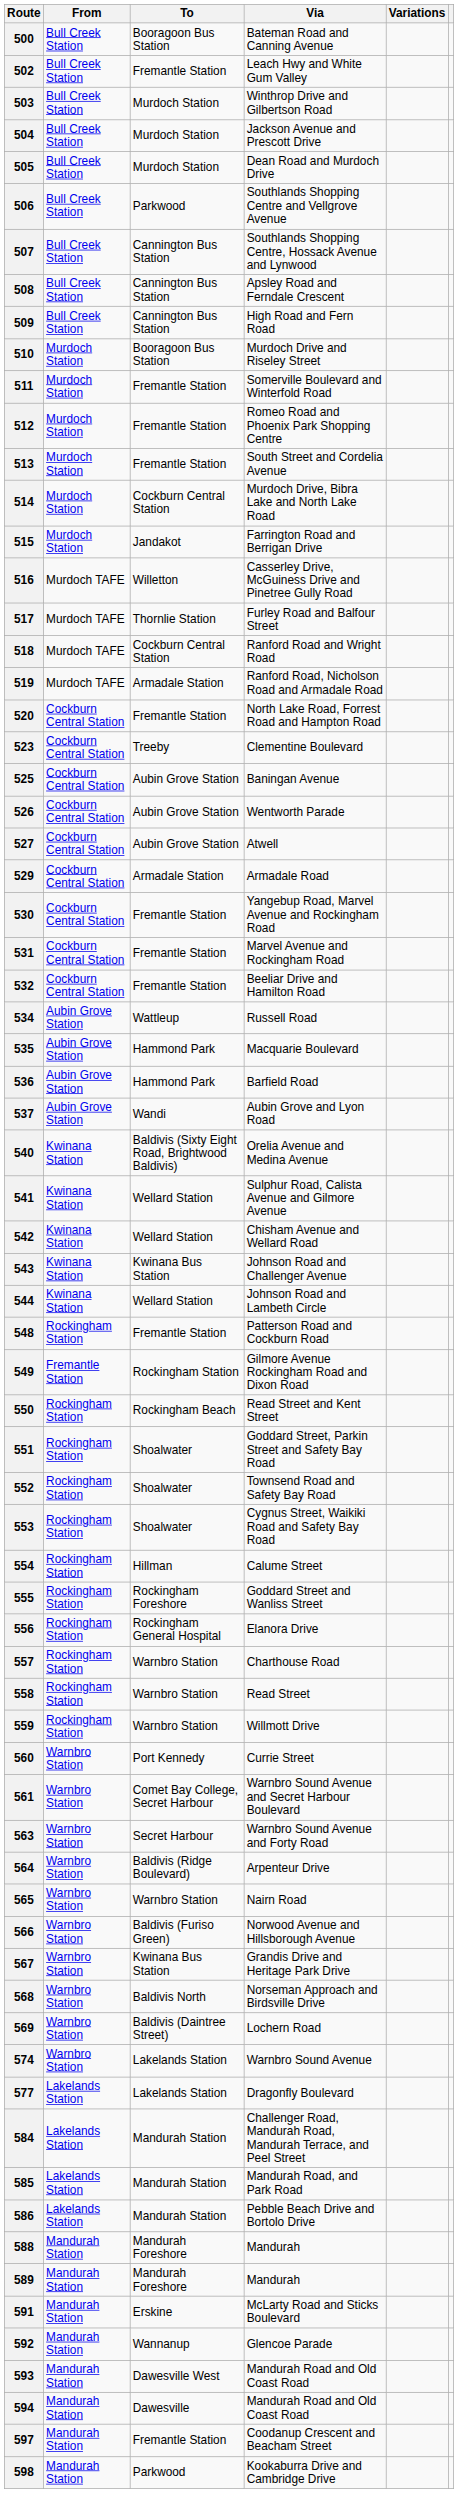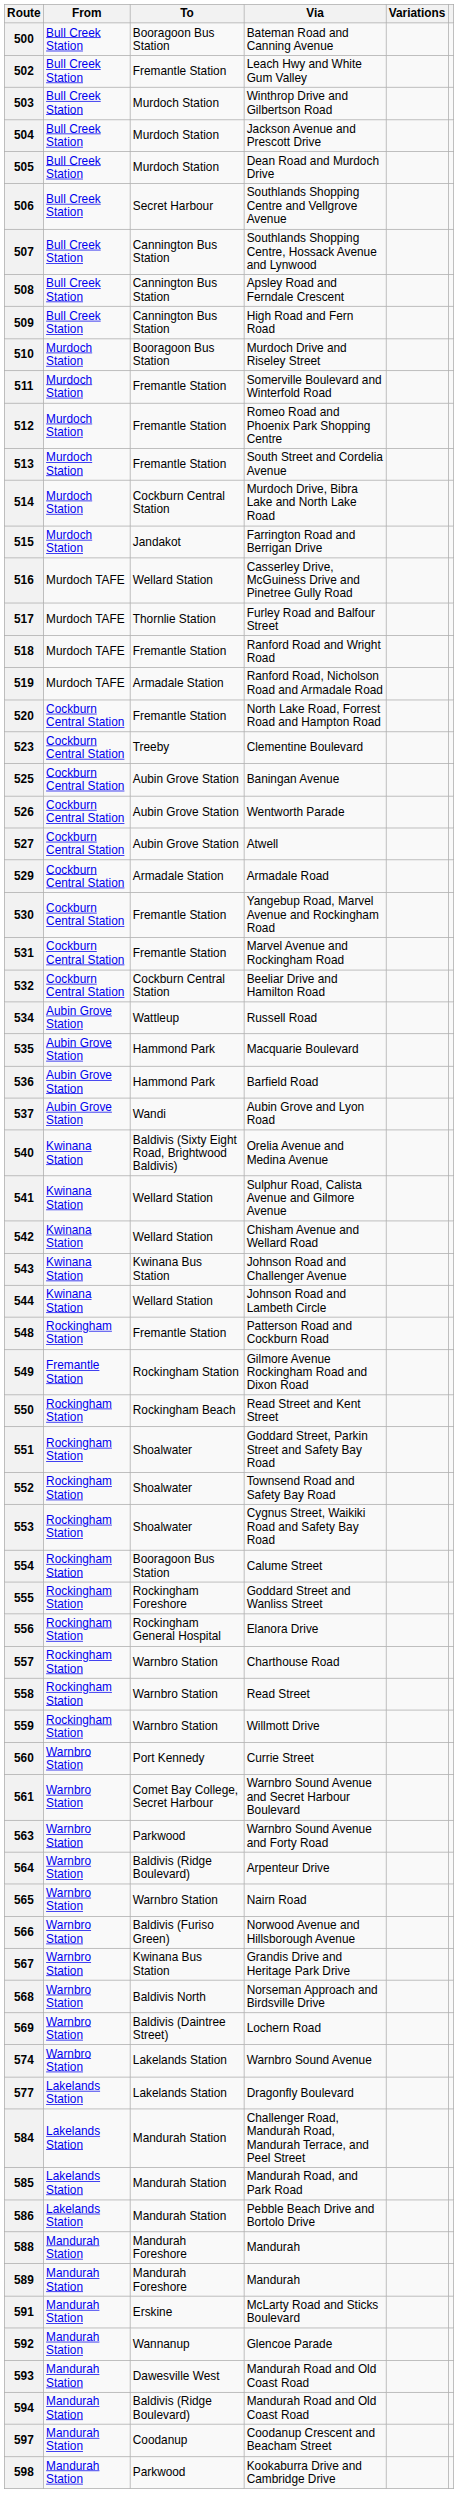(159, 206) Parkwood -> (173, 206) Secret Harbour
(155, 580) Willetton -> (173, 580) Wellard Station
(179, 651) Cockburn Central Station -> (180, 651) Fremantle Station
(180, 985) Fremantle Station -> (179, 985) Cockburn Central Station
(153, 1566) Hillman -> (174, 1566) Booragoon Bus Station
(173, 1836) Secret Harbour -> (159, 1836) Parkwood
(161, 2408) Dawesville -> (172, 2408) Baldivis (Ridge Boulevard)
(180, 2440) Fremantle Station -> (160, 2440) Coodanup
